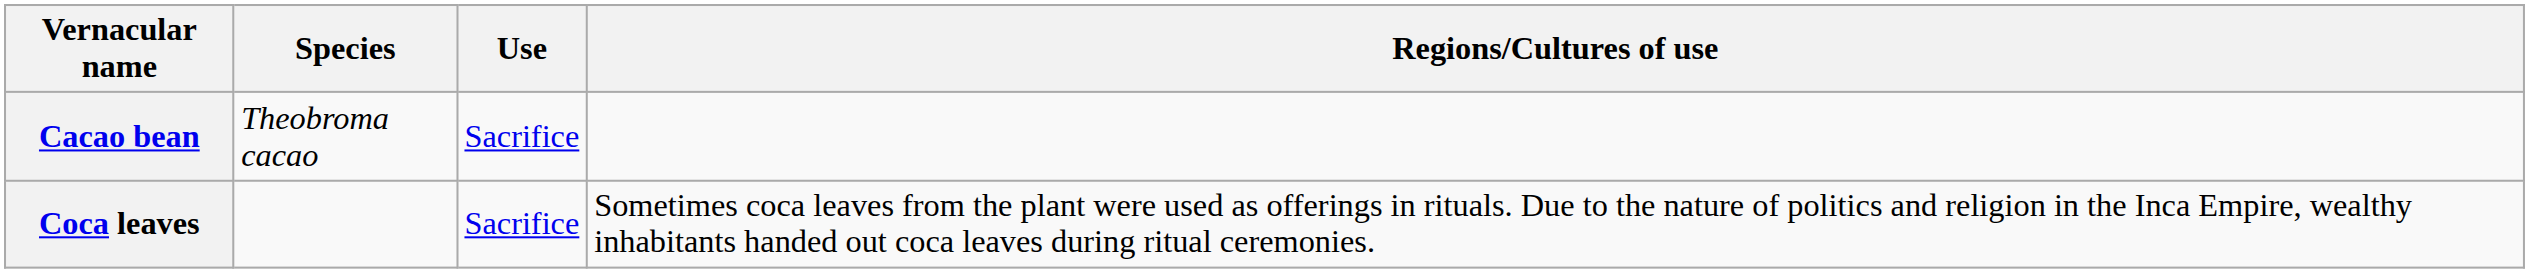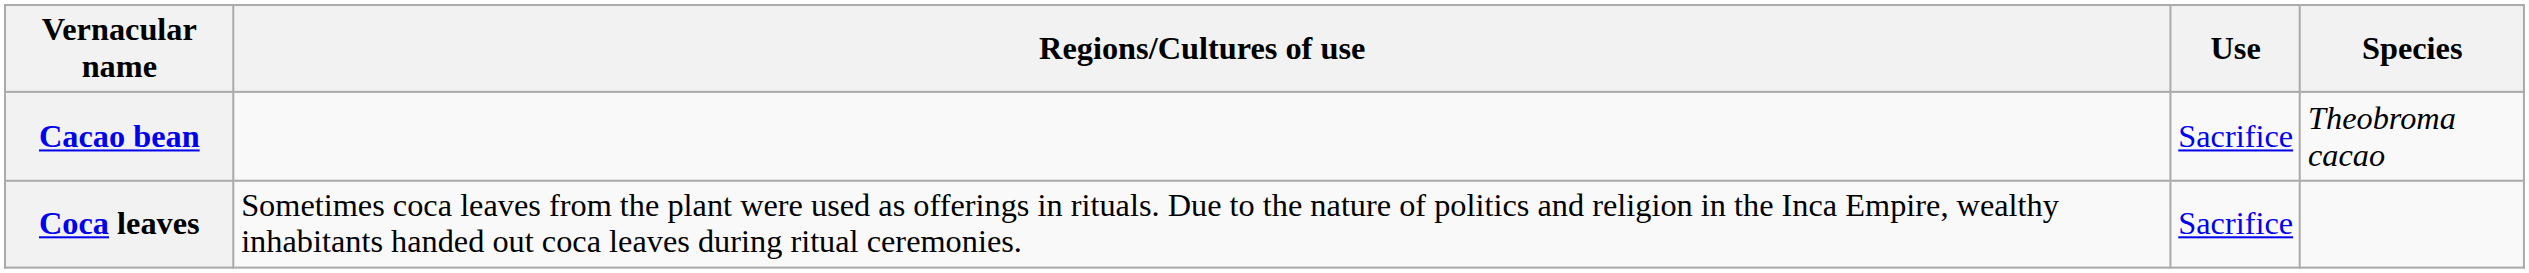columns swapped: (345, 48) <-> (1555, 48)
